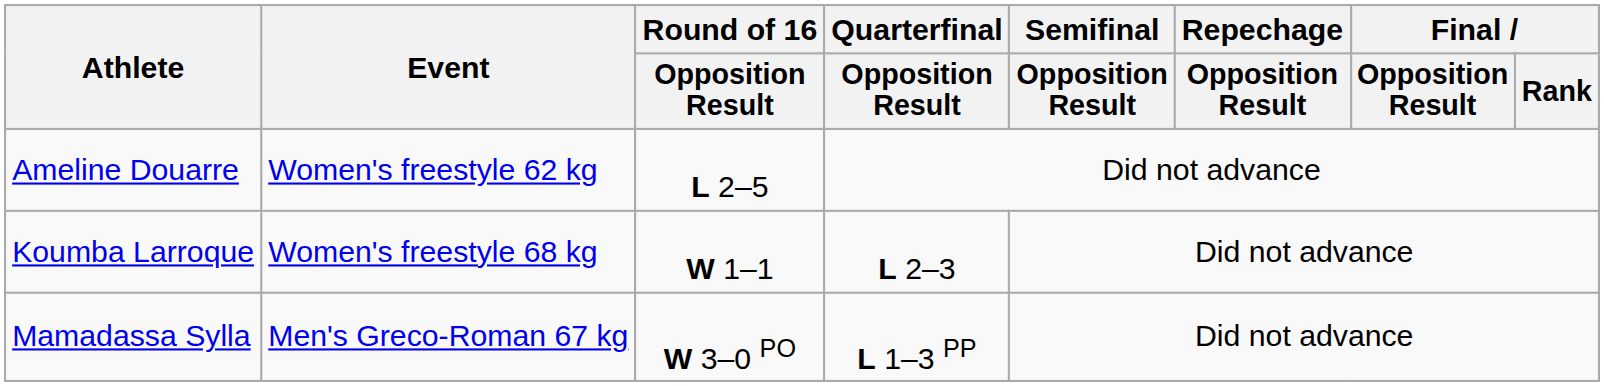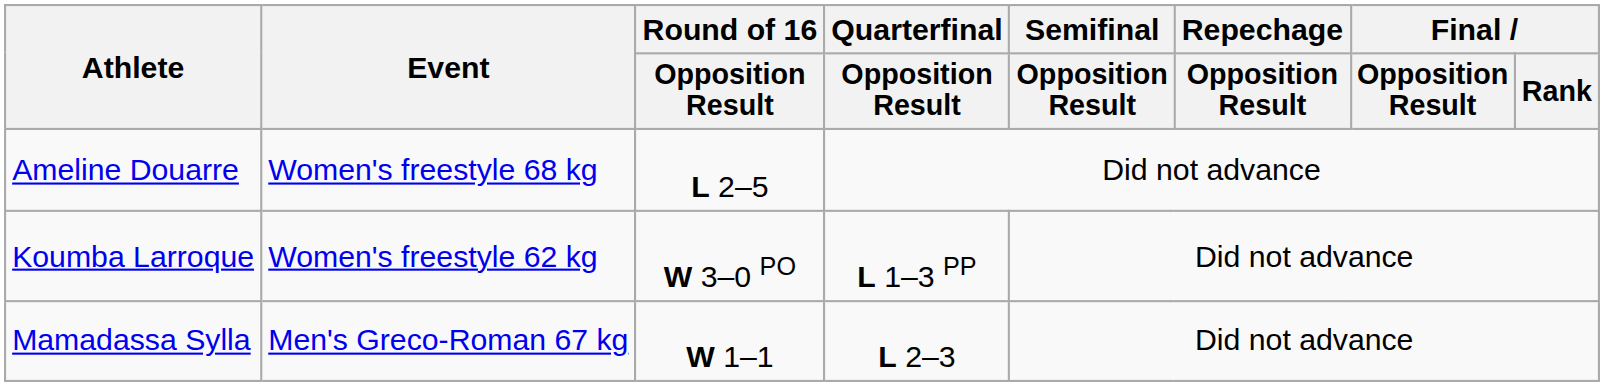(433, 170) Women's freestyle 62 kg -> (433, 170) Women's freestyle 68 kg
(433, 252) Women's freestyle 68 kg -> (433, 256) Women's freestyle 62 kg
(730, 269) W 1–1 -> (730, 273) W 3–0 PO
(917, 269) L 2–3 -> (917, 273) L 1–3 PP
(730, 354) W 3–0 PO -> (730, 358) W 1–1
(917, 354) L 1–3 PP -> (917, 358) L 2–3
